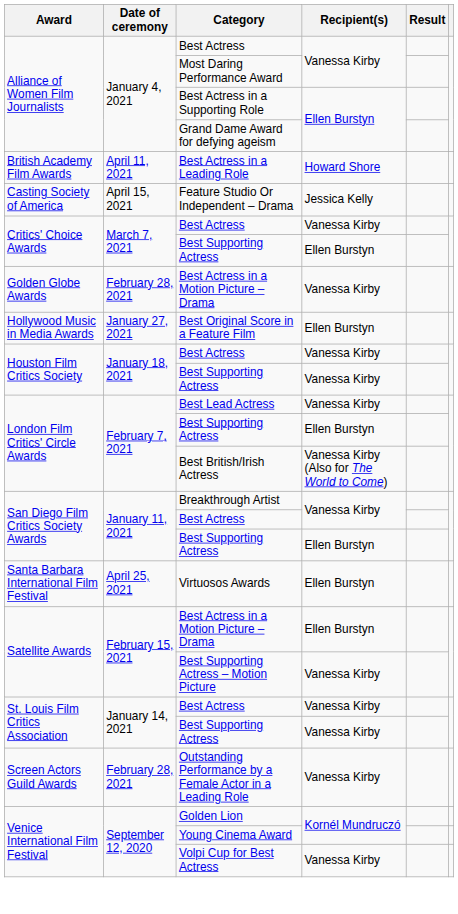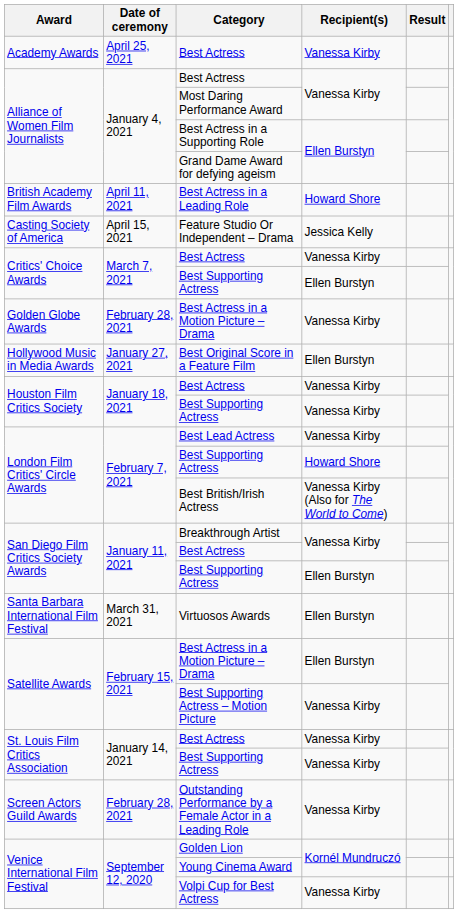+ row: (53, 52)
(339, 429) Ellen Burstyn -> (342, 462) Howard Shore
(128, 583) April 25, 2021 -> (132, 615) March 31, 2021
